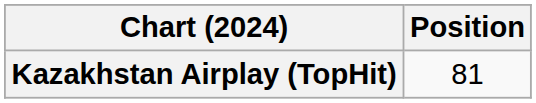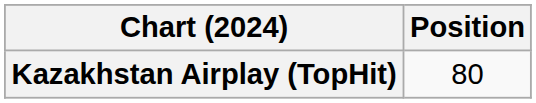(468, 73) 81 -> (468, 73) 80
